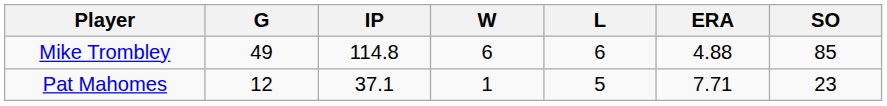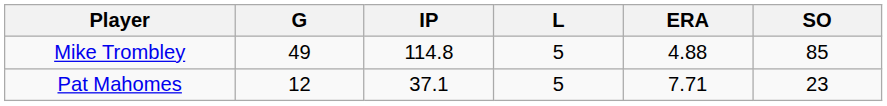- column: (487, 20)
(600, 52) 6 -> (558, 52) 5
